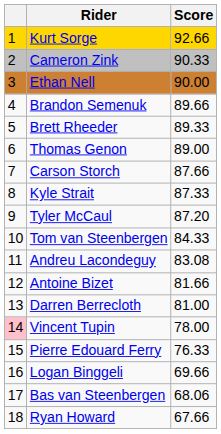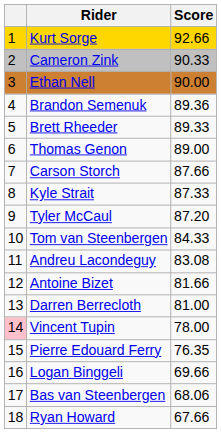(192, 104) 89.66 -> (192, 104) 89.36
(192, 350) 76.33 -> (192, 350) 76.35
